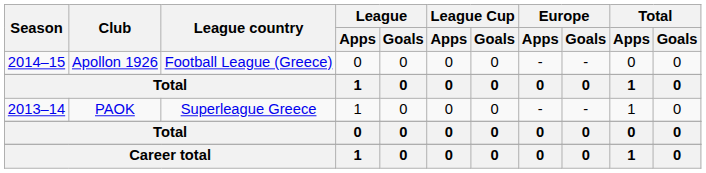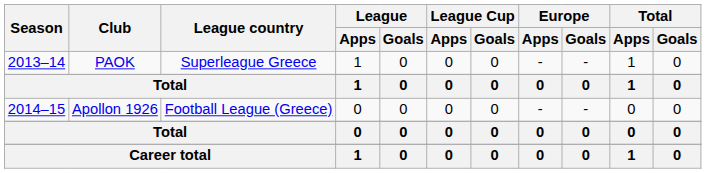rows swapped: (115, 109) <-> (115, 62)
